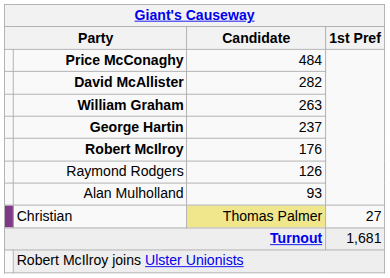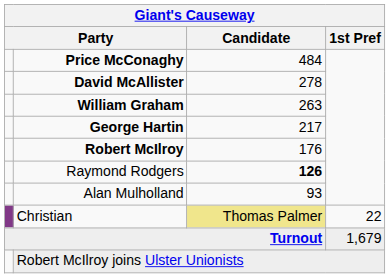(310, 82) 282 -> (310, 82) 278
(310, 127) 237 -> (310, 127) 217
(310, 171) normal -> (310, 171) bold
(374, 216) 27 -> (374, 216) 22
(364, 238) 1,681 -> (364, 238) 1,679
